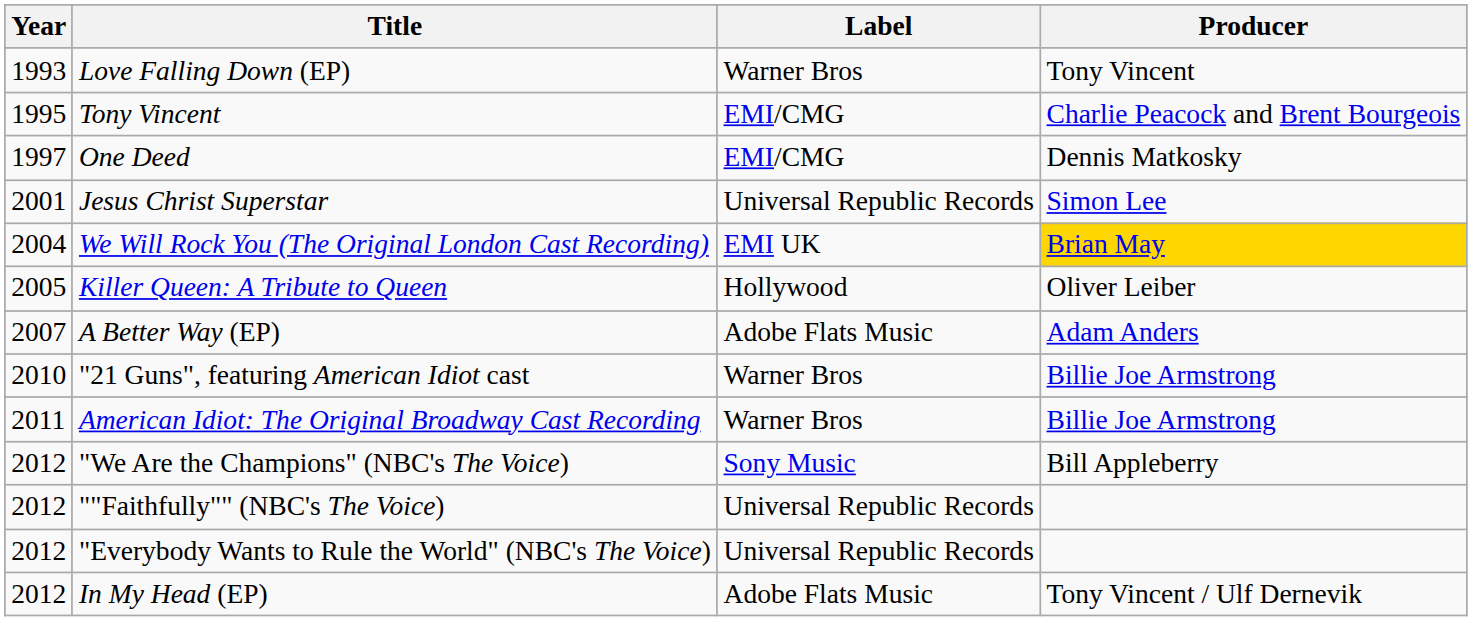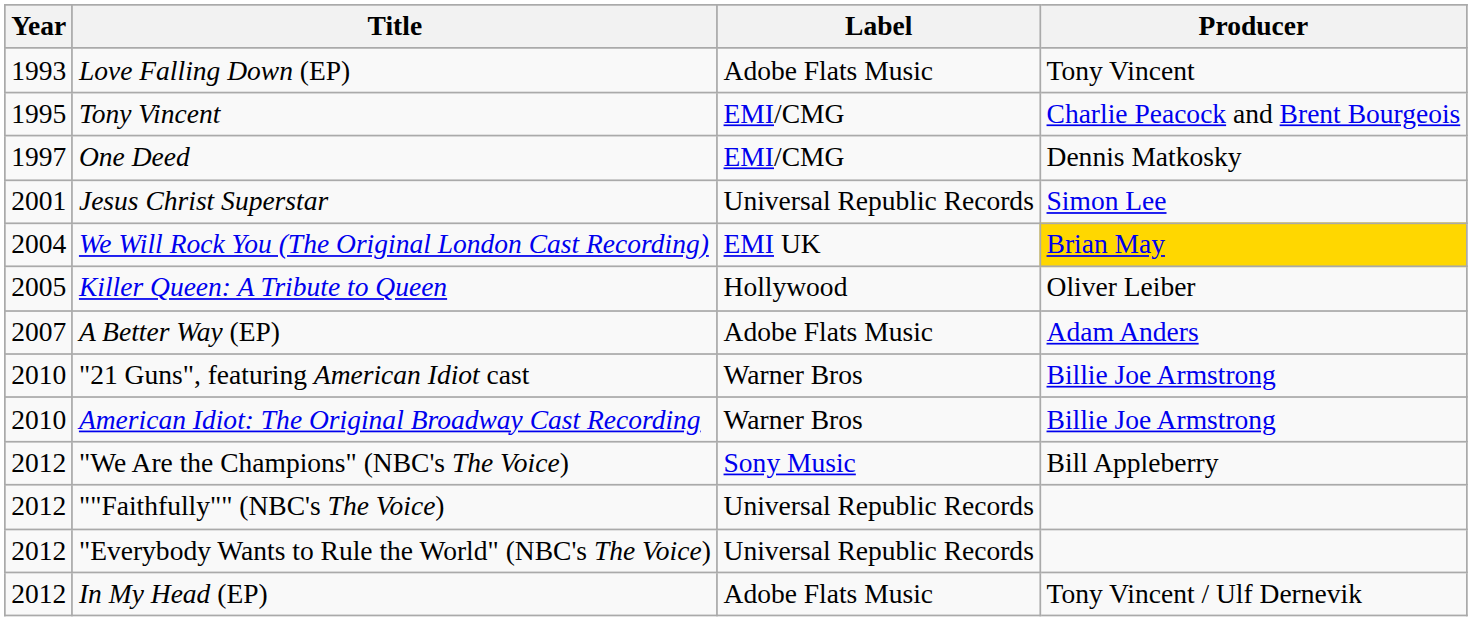(793, 69) Warner Bros -> (828, 69) Adobe Flats Music
(38, 419) 2011 -> (39, 419) 2010
